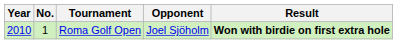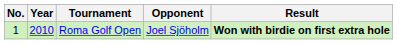columns swapped: (45, 13) <-> (19, 13)
